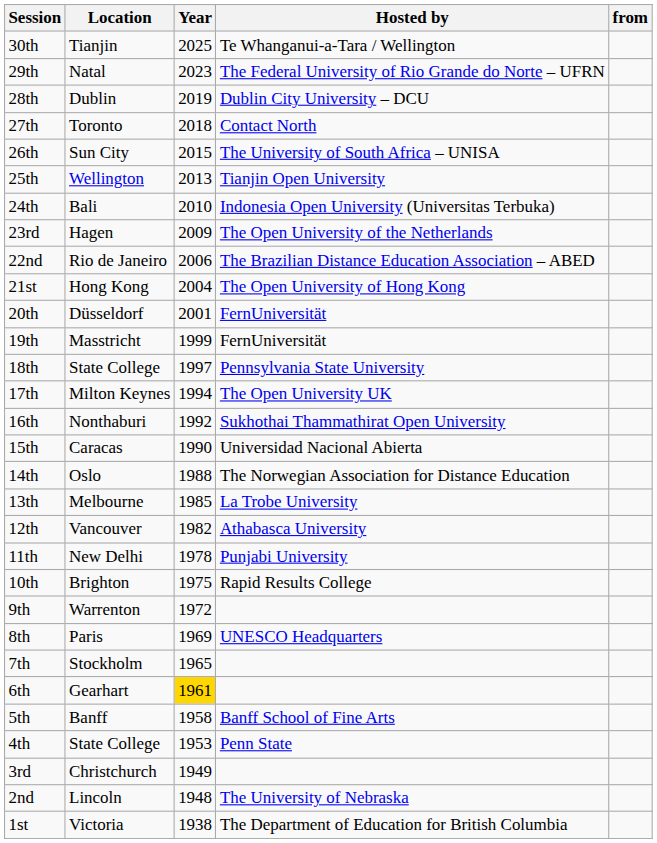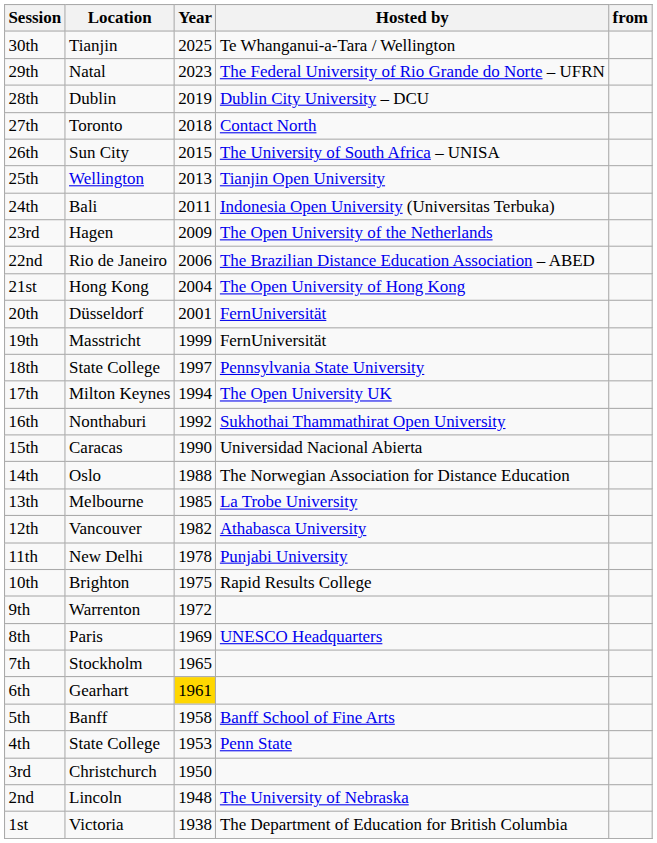(195, 206) 2010 -> (195, 206) 2011
(195, 771) 1949 -> (195, 771) 1950
